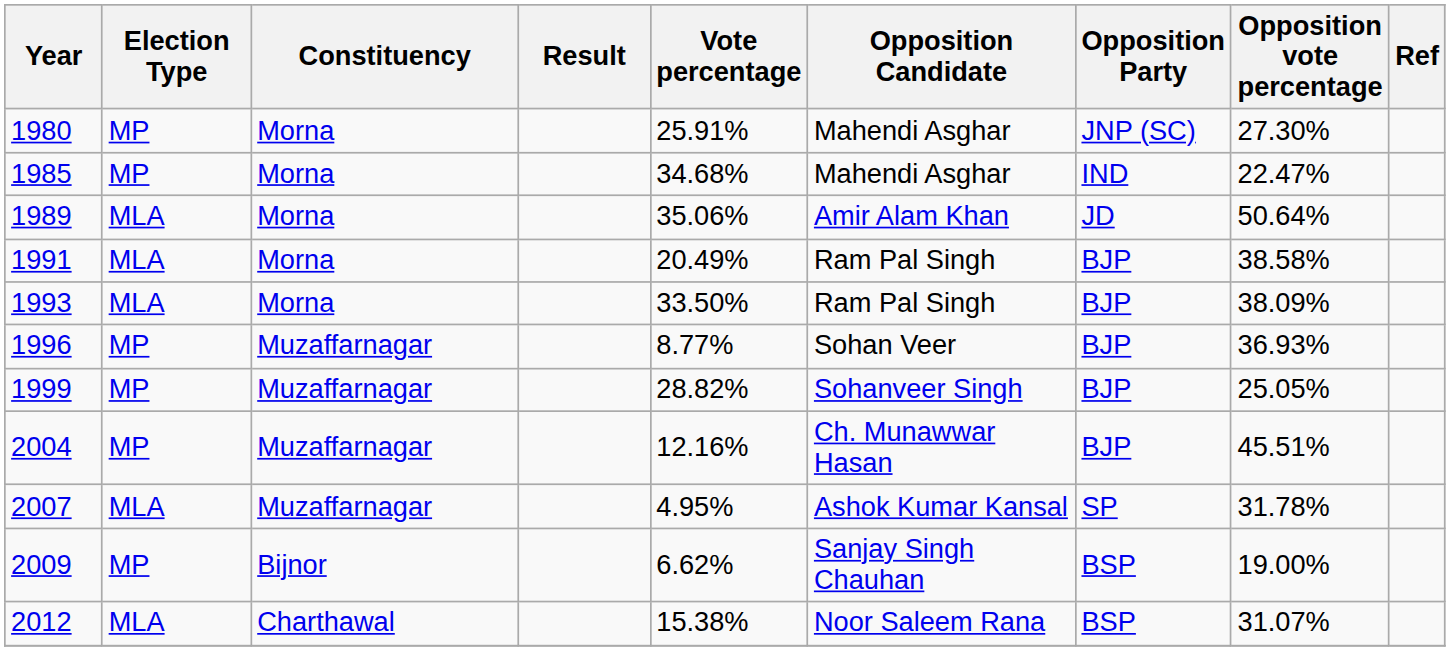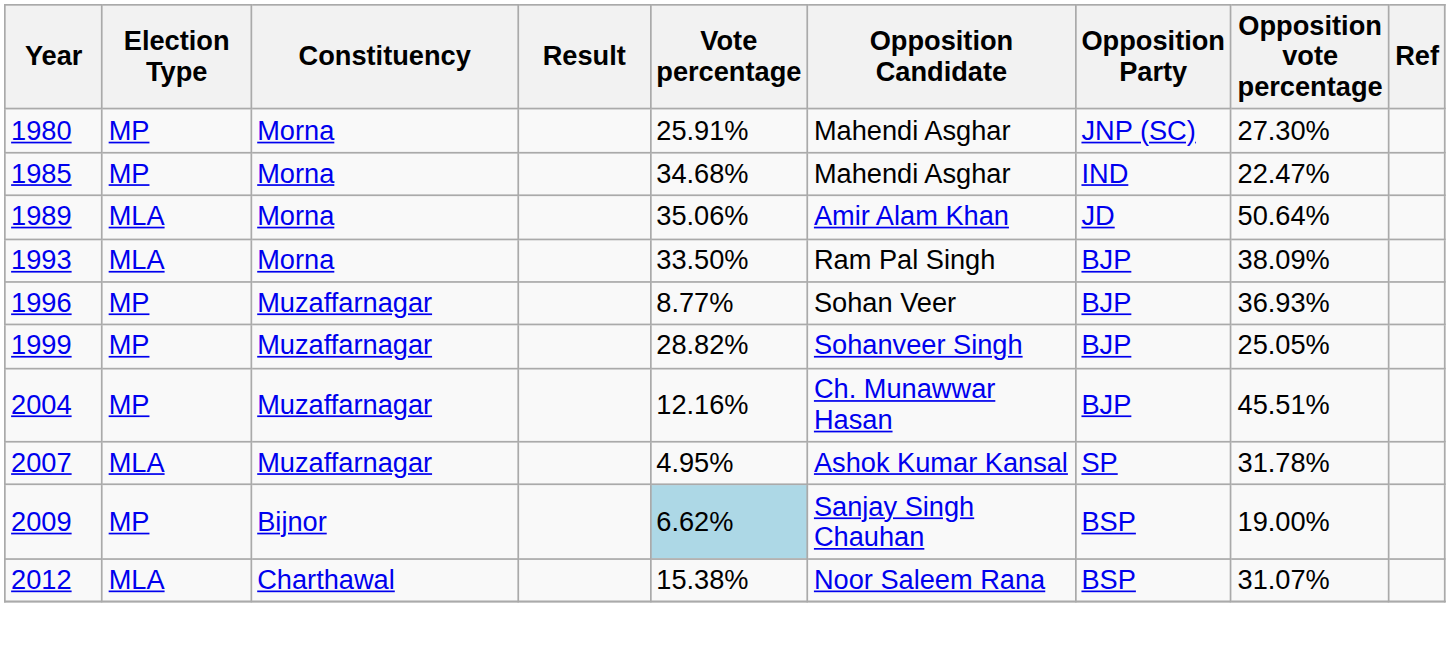- row: (41, 259)
(695, 564) no background -> (695, 521) lightblue background
